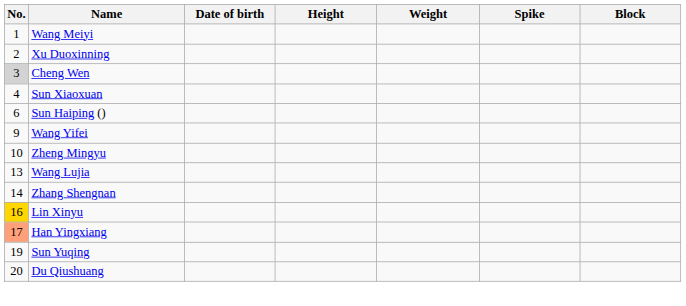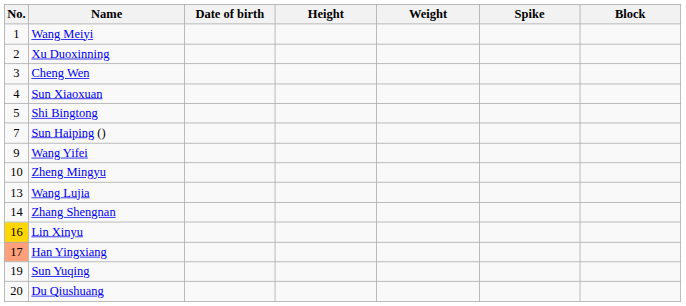(16, 73) lightgrey background -> (16, 73) no background
+ row: (65, 113)
(16, 113) 6 -> (16, 133) 7
